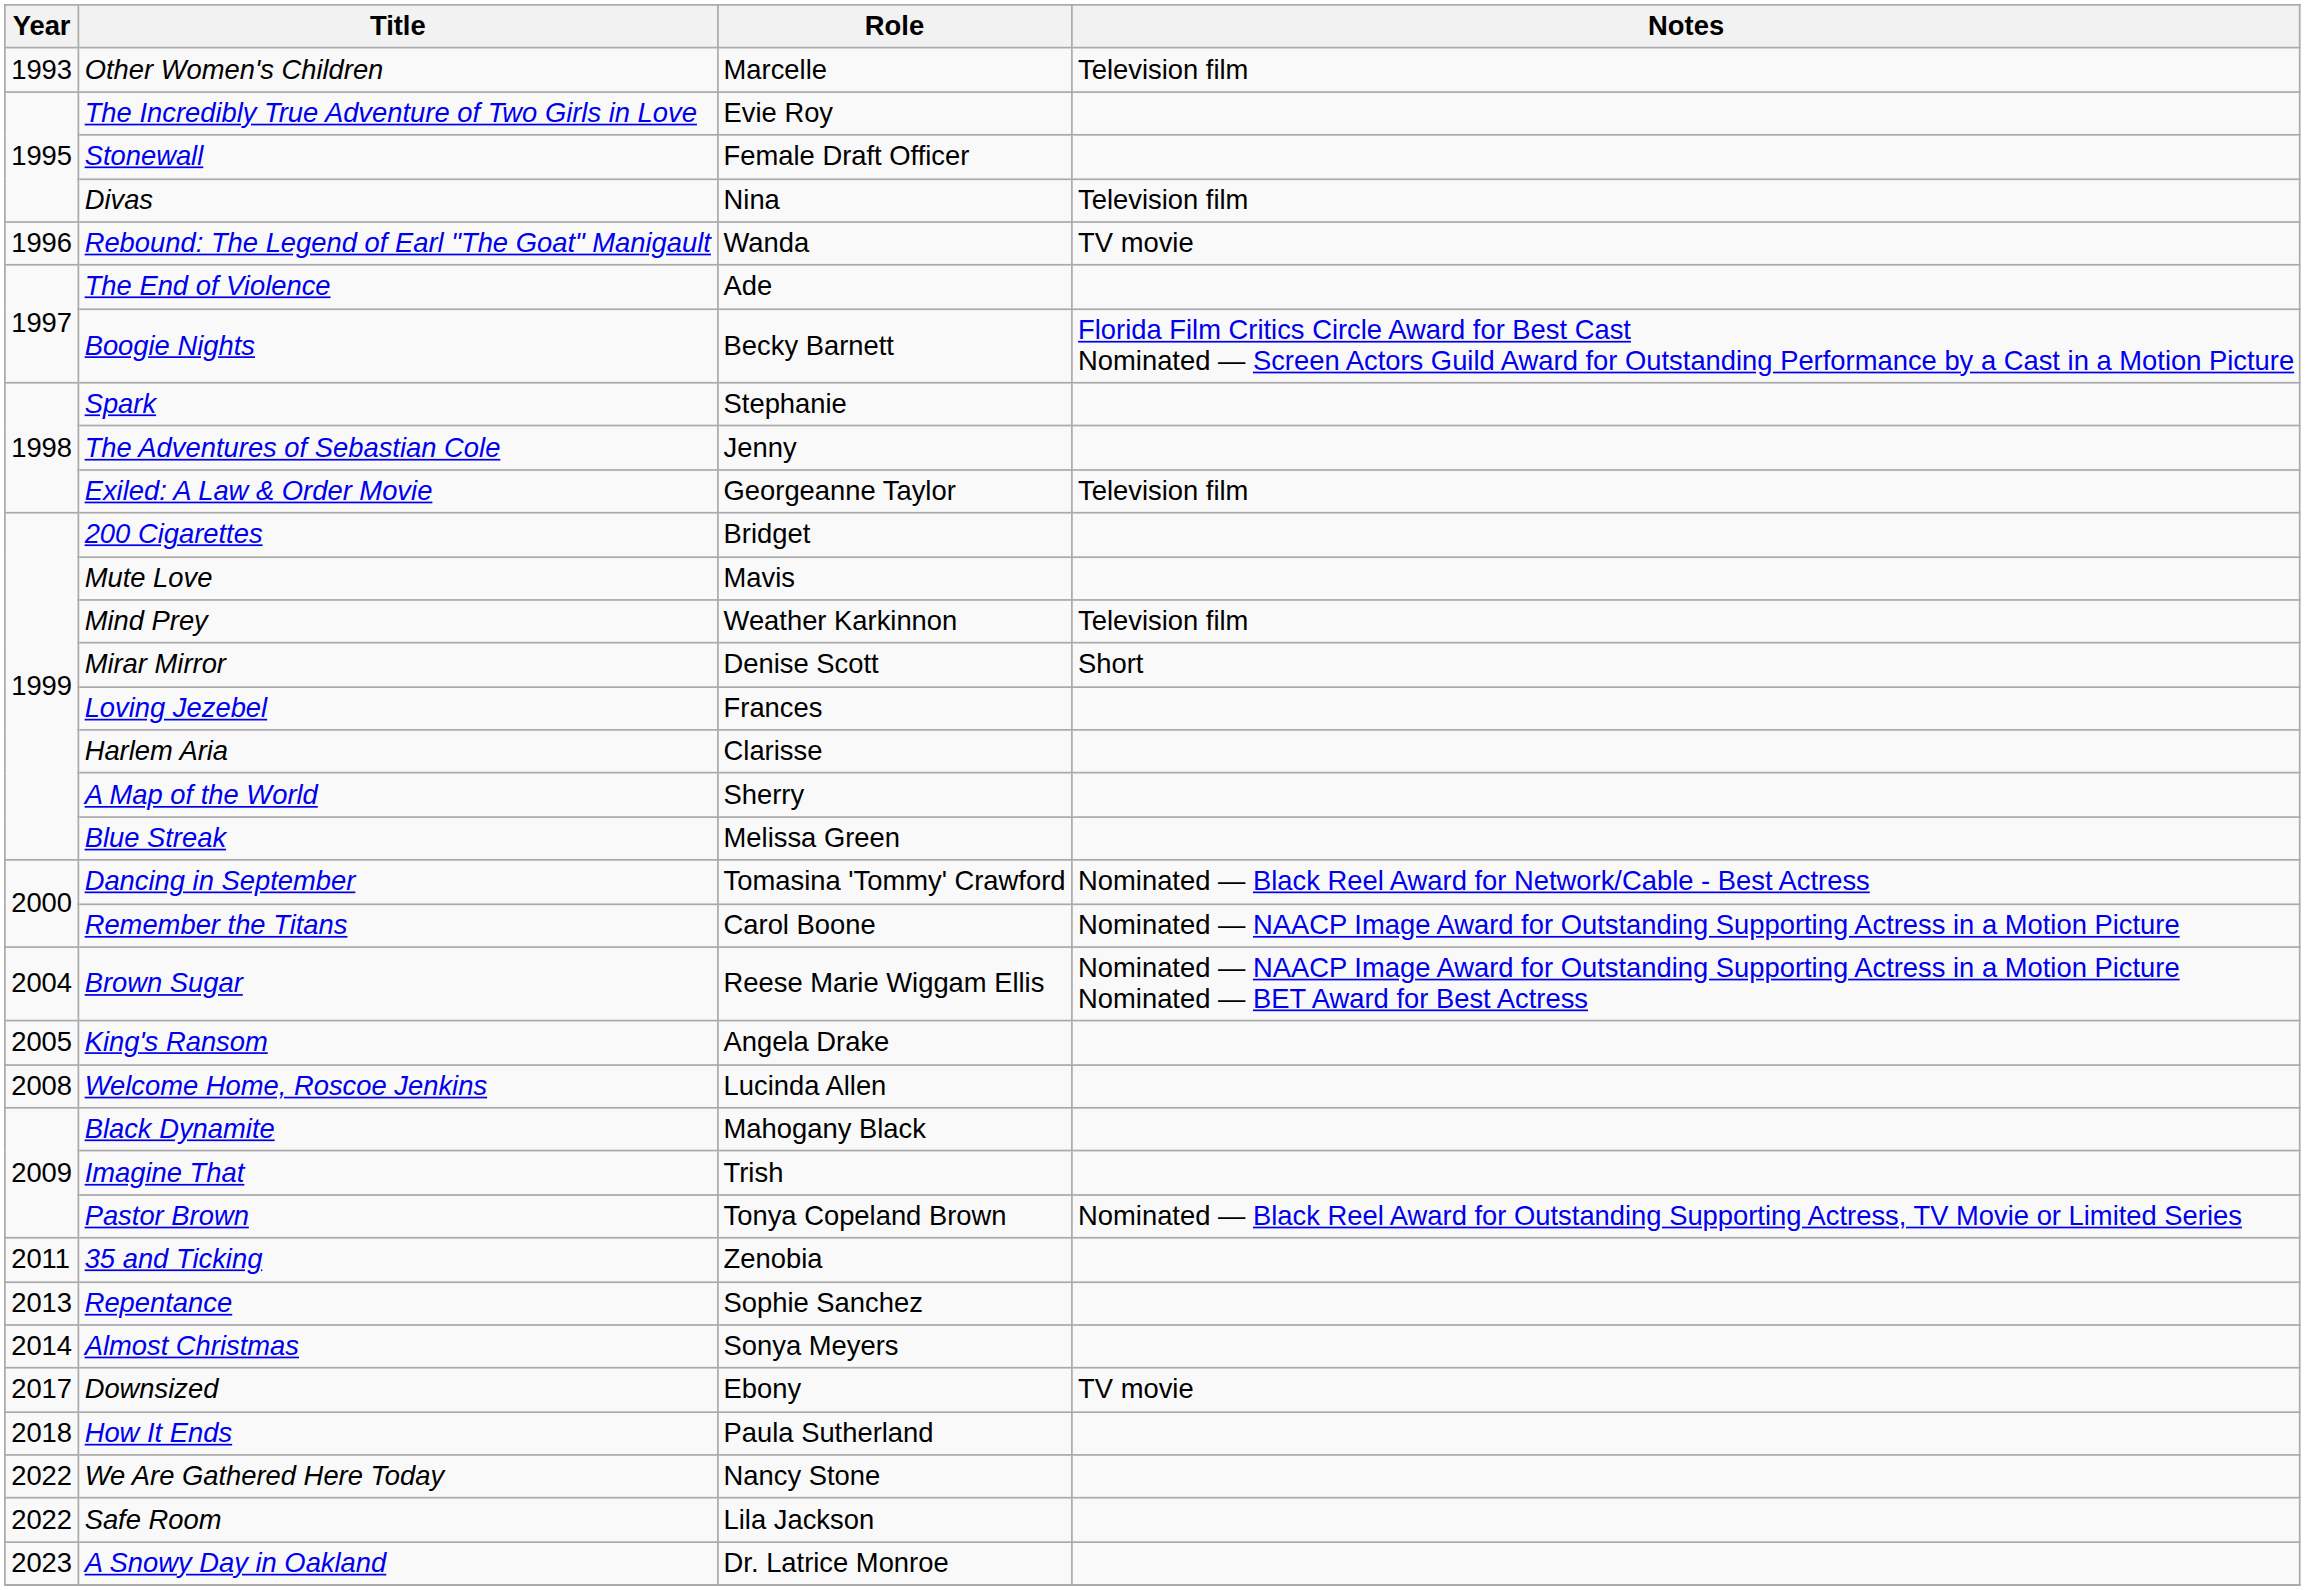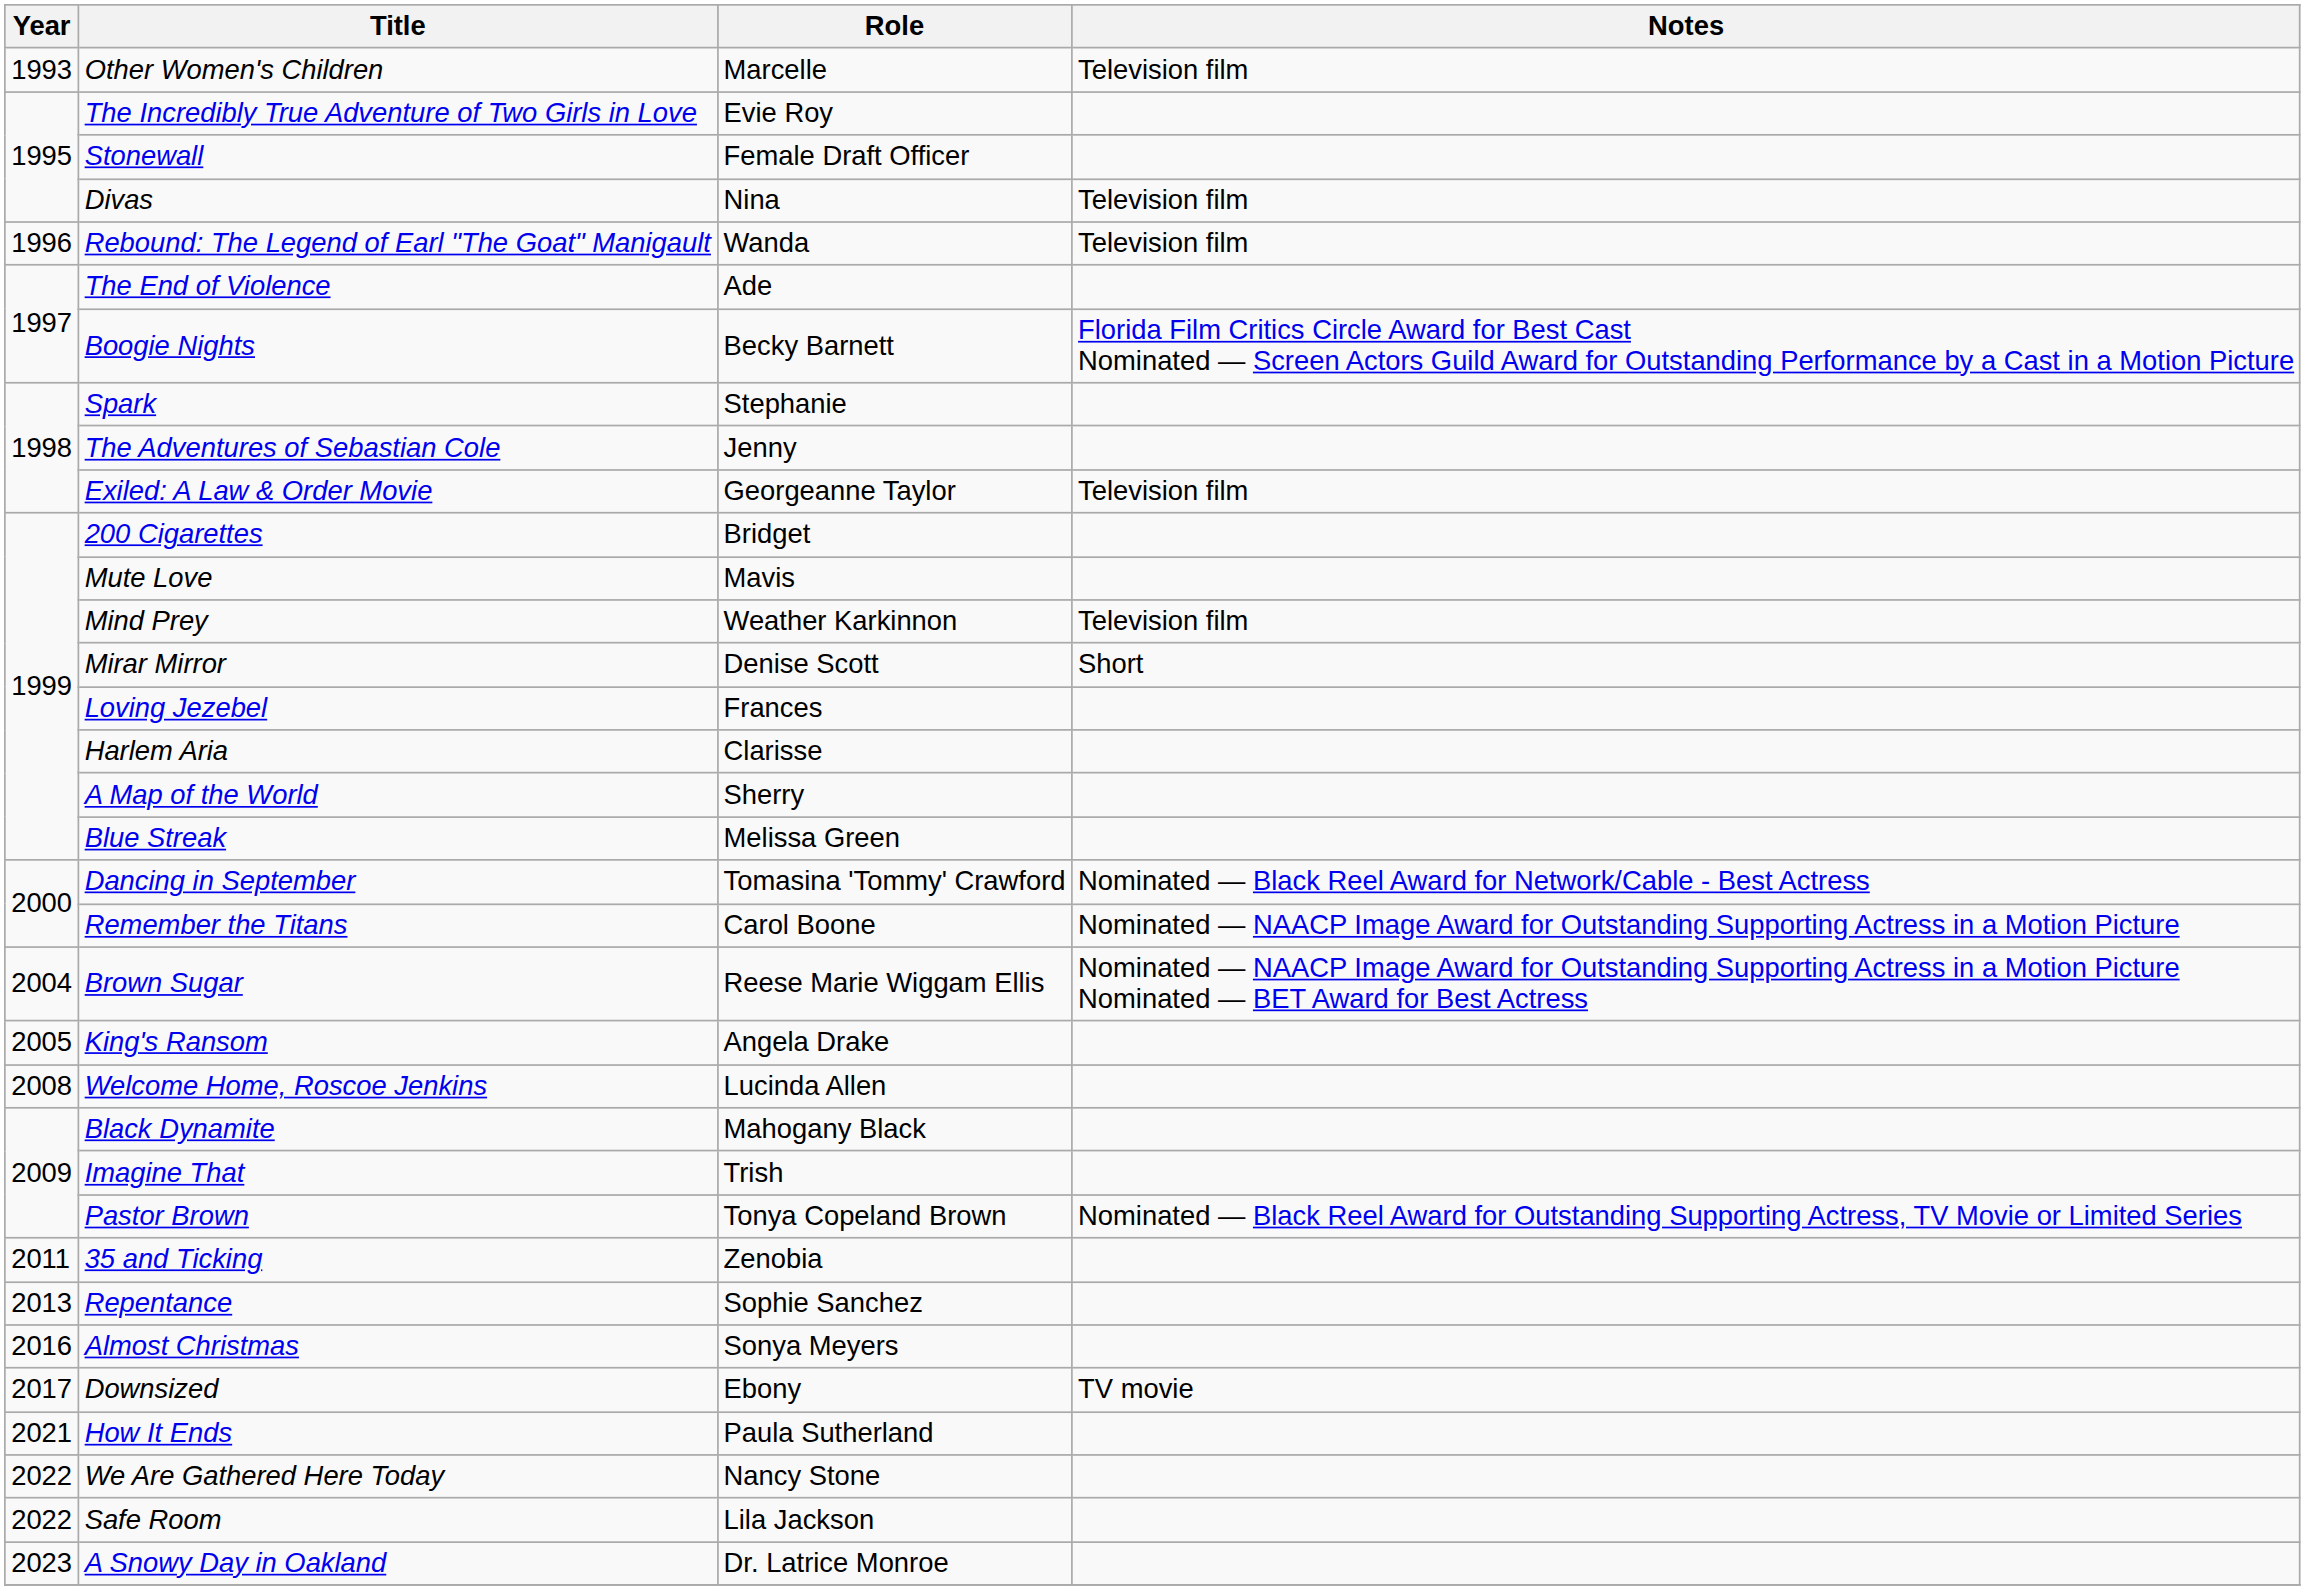(1136, 243) TV movie -> (1163, 243) Television film
(42, 1346) 2014 -> (42, 1346) 2016
(42, 1432) 2018 -> (42, 1432) 2021
